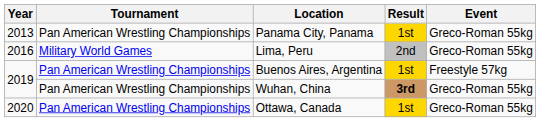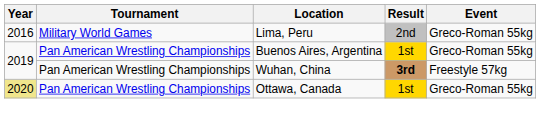- row: (314, 33)
(468, 70) Freestyle 57kg -> (481, 51) Greco-Roman 55kg
(481, 89) Greco-Roman 55kg -> (468, 70) Freestyle 57kg
(20, 108) no background -> (20, 89) khaki background
